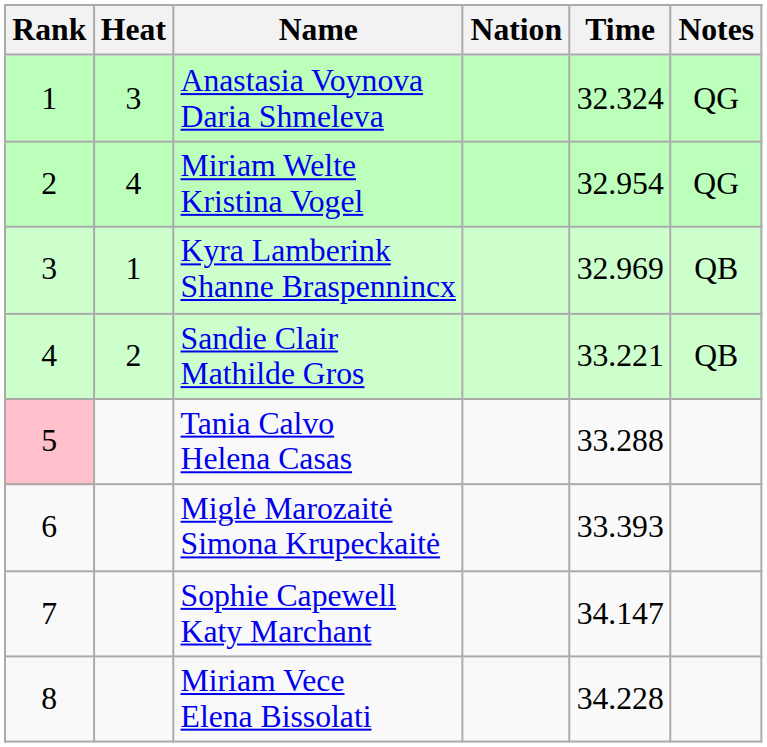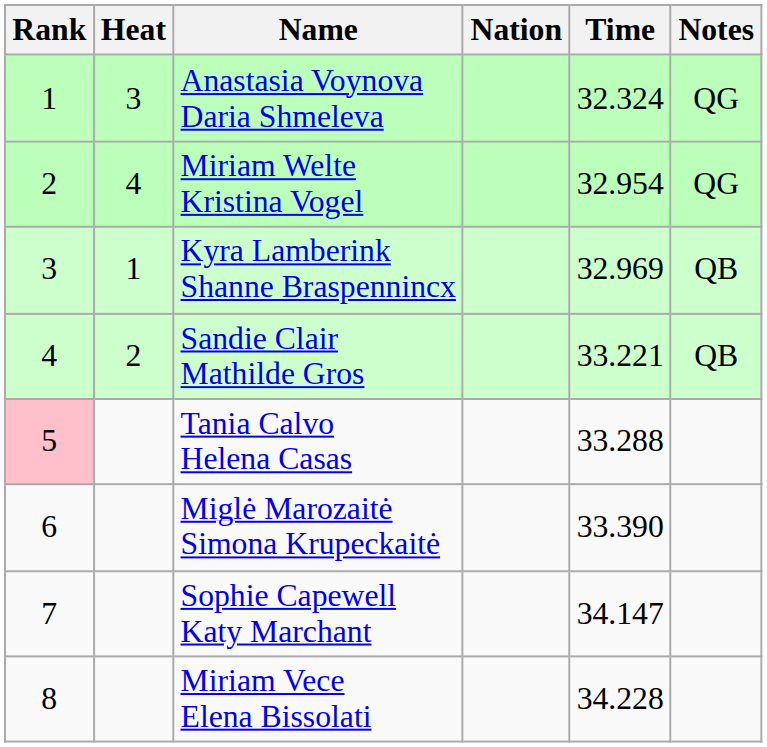(620, 527) 33.393 -> (620, 527) 33.390
